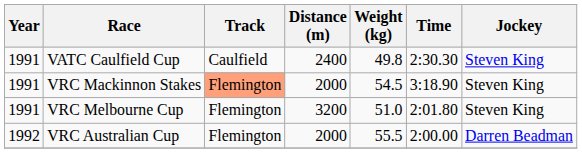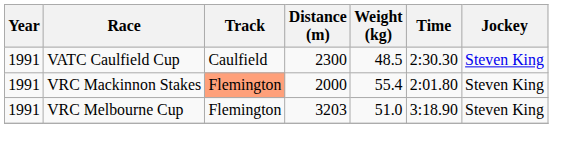(331, 60) 2400 -> (331, 60) 2300
(389, 60) 49.8 -> (389, 60) 48.5
(389, 85) 54.5 -> (389, 85) 55.4
(434, 85) 3:18.90 -> (434, 85) 2:01.80
(331, 110) 3200 -> (331, 110) 3203
(434, 110) 2:01.80 -> (434, 110) 3:18.90
- row: (113, 135)
